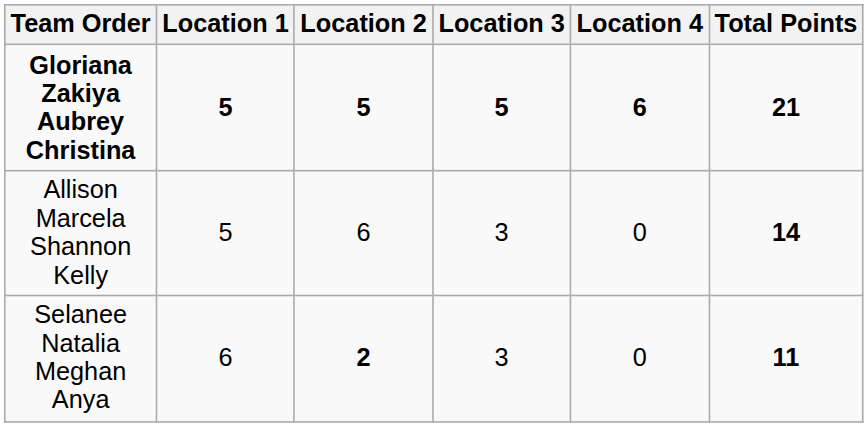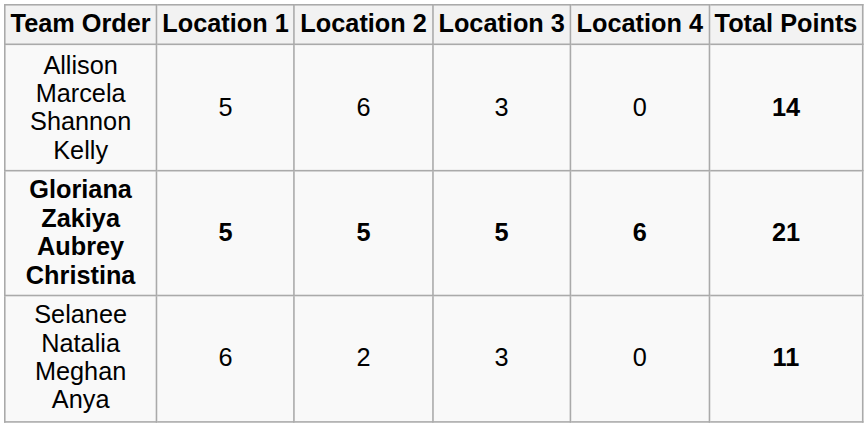rows swapped: (81, 232) <-> (81, 107)
(364, 358) bold -> (364, 358) normal
